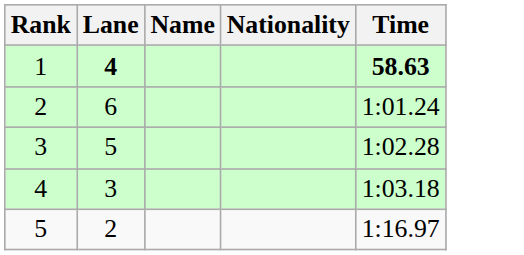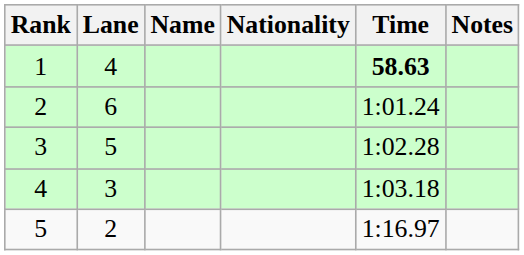+ column: (482, 24)
(111, 65) bold -> (111, 65) normal
